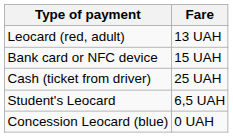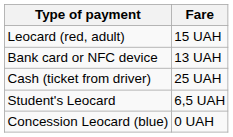(198, 36) 13 UAH -> (198, 36) 15 UAH
(198, 57) 15 UAH -> (198, 57) 13 UAH
